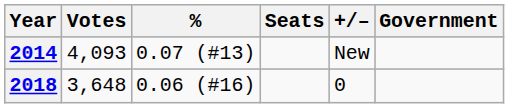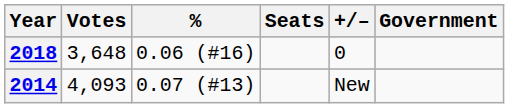rows swapped: (33, 53) <-> (33, 86)
